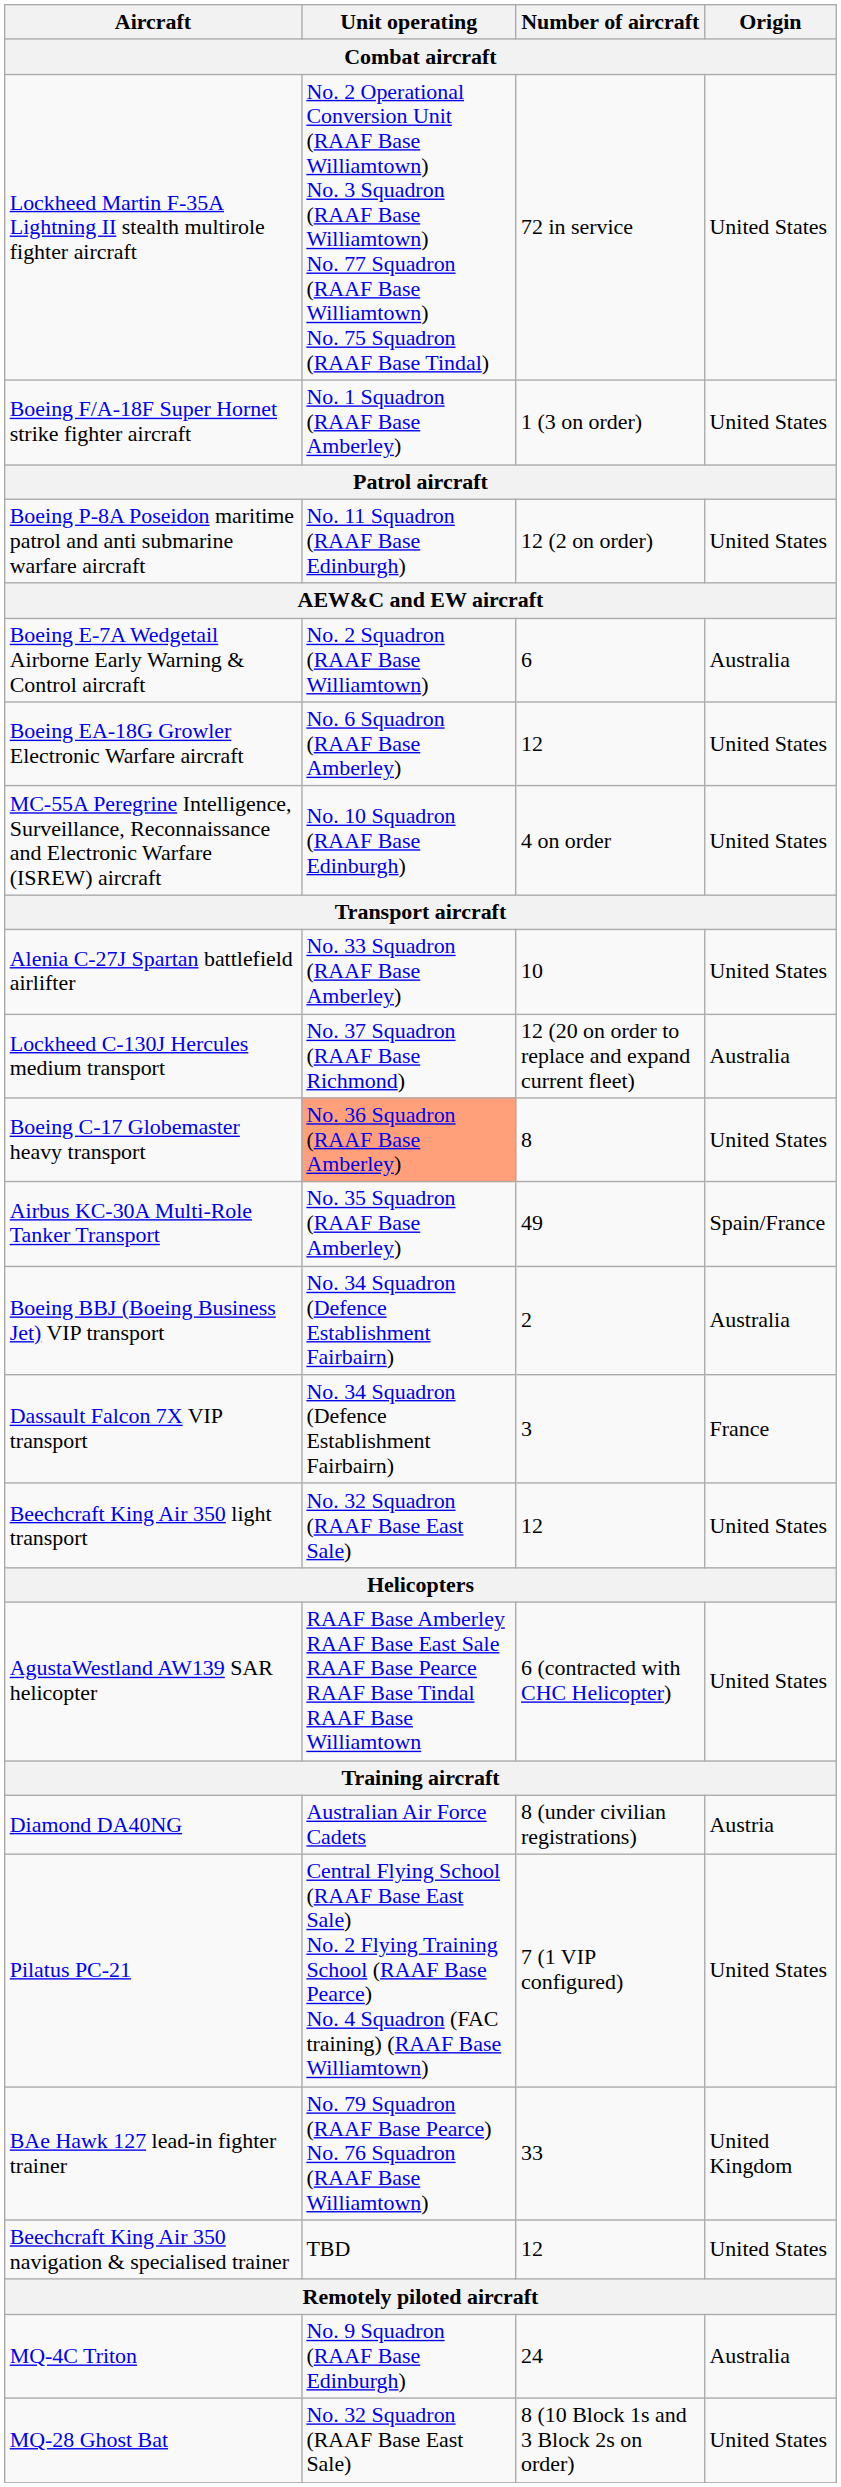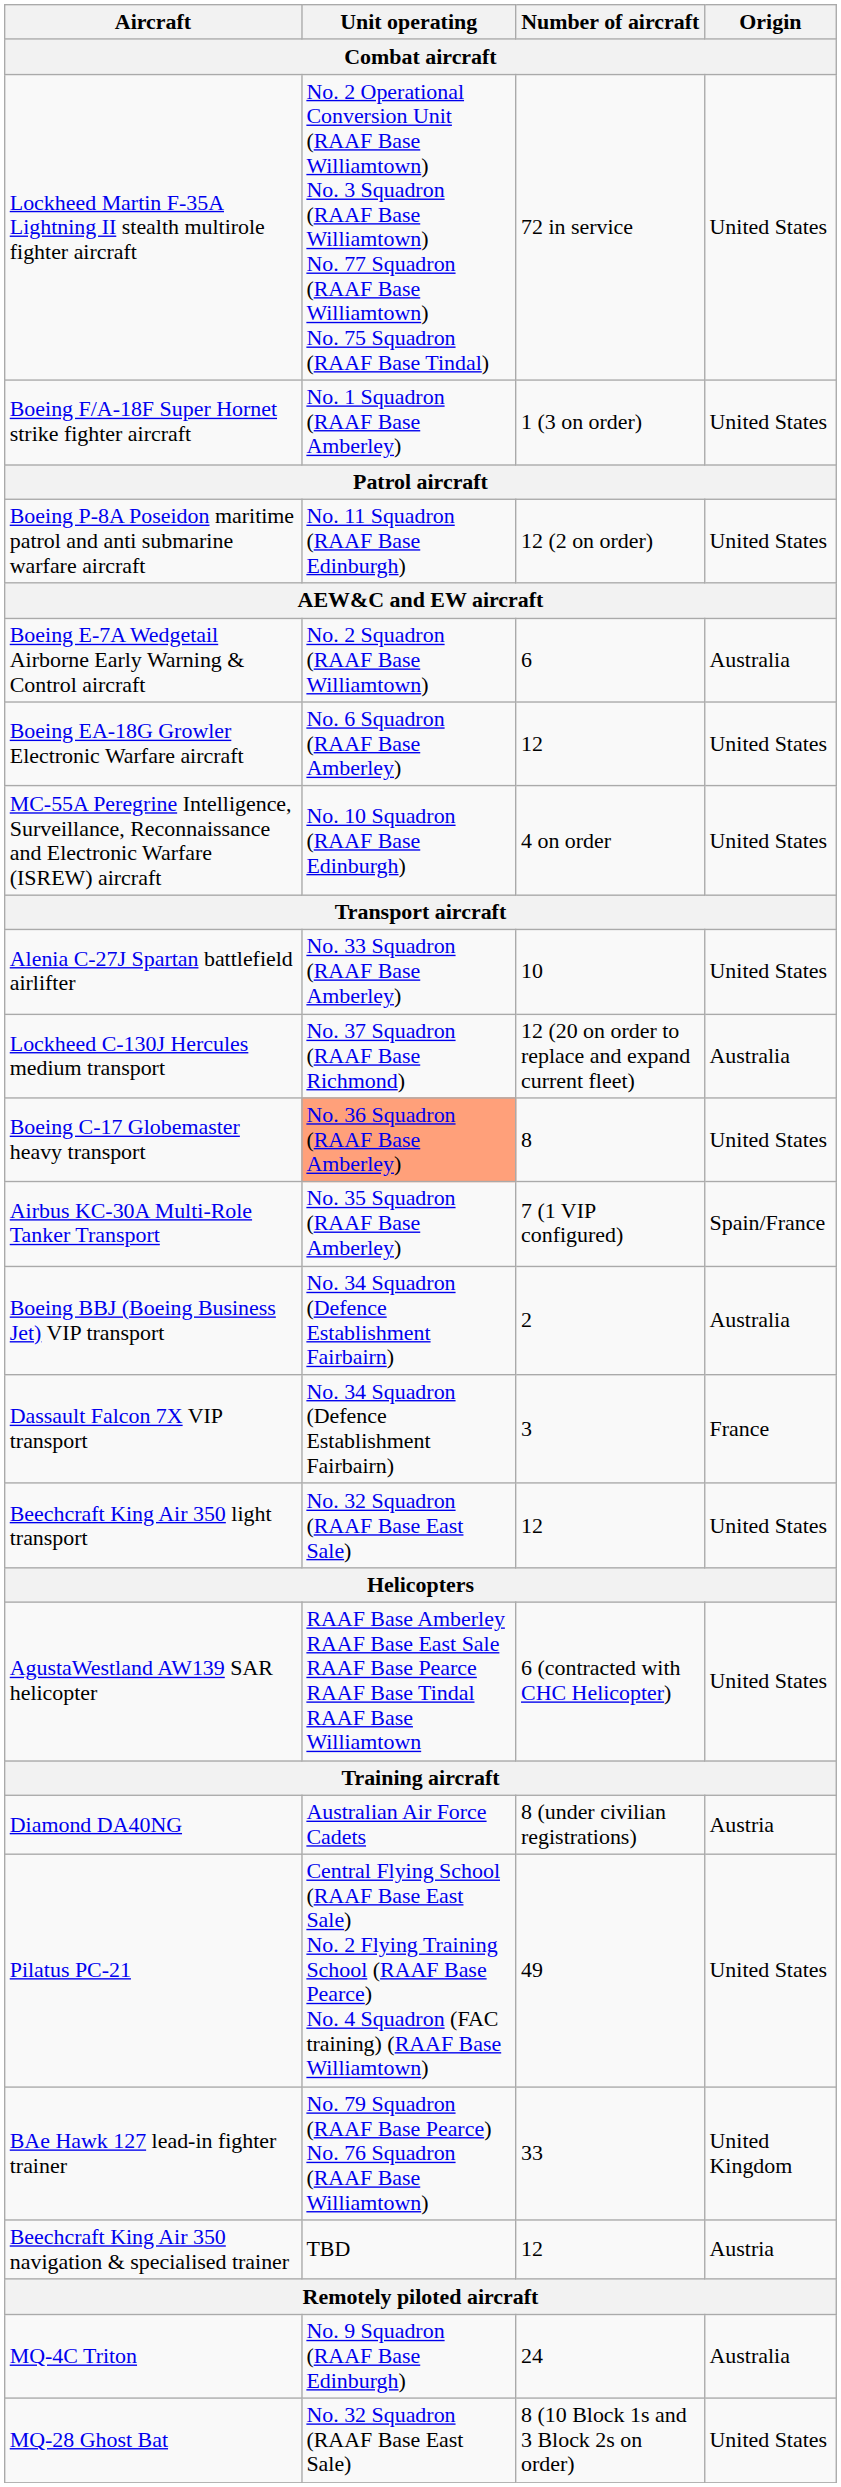(532, 1223) 49 -> (572, 1223) 7 (1 VIP configured)
(572, 1970) 7 (1 VIP configured) -> (532, 1970) 49
(768, 2249) United States -> (742, 2249) Austria
